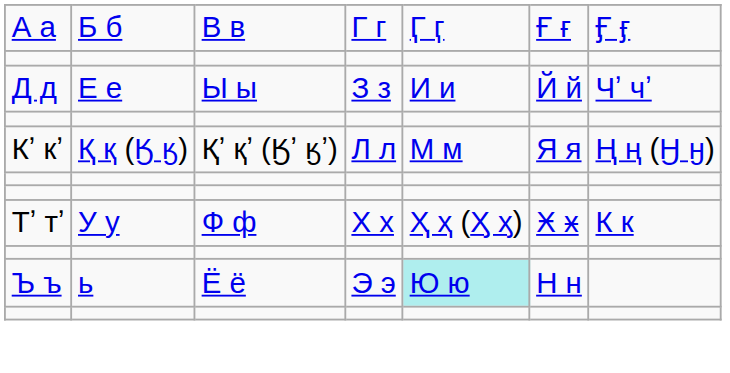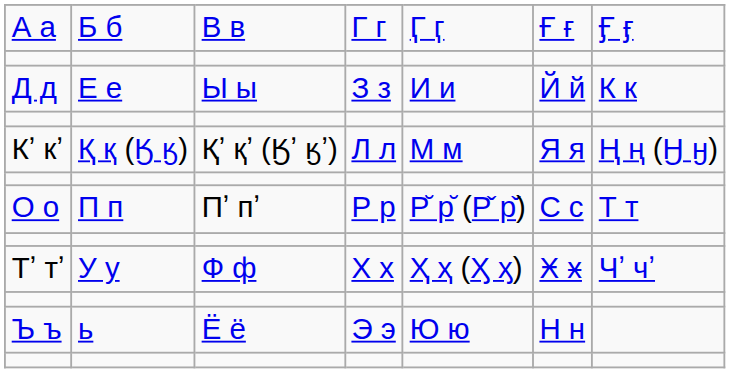(624, 88) Чʼ чʼ -> (618, 88) К к
+ row: (35, 208)
(615, 222) К к -> (627, 268) Чʼ чʼ
(440, 282) paleturquoise background -> (440, 329) no background
